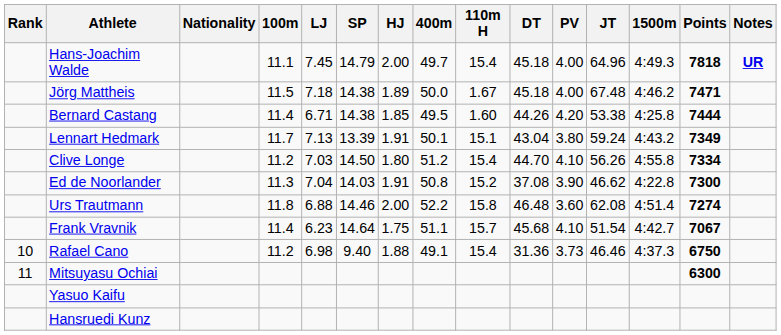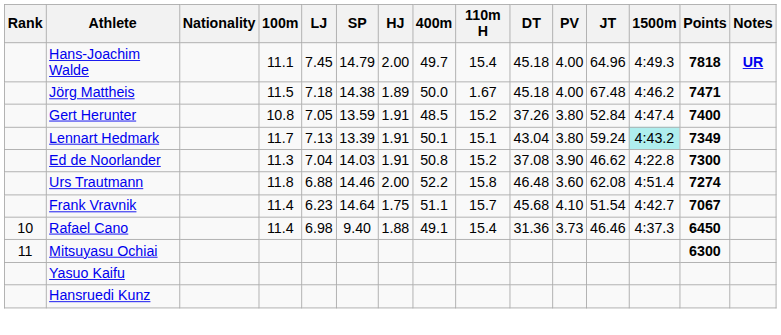- row: (103, 115)
+ row: (93, 115)
(654, 138) no background -> (654, 138) paleturquoise background
- row: (87, 160)
(280, 251) 11.2 -> (280, 228) 11.4
(705, 251) 6750 -> (705, 228) 6450
